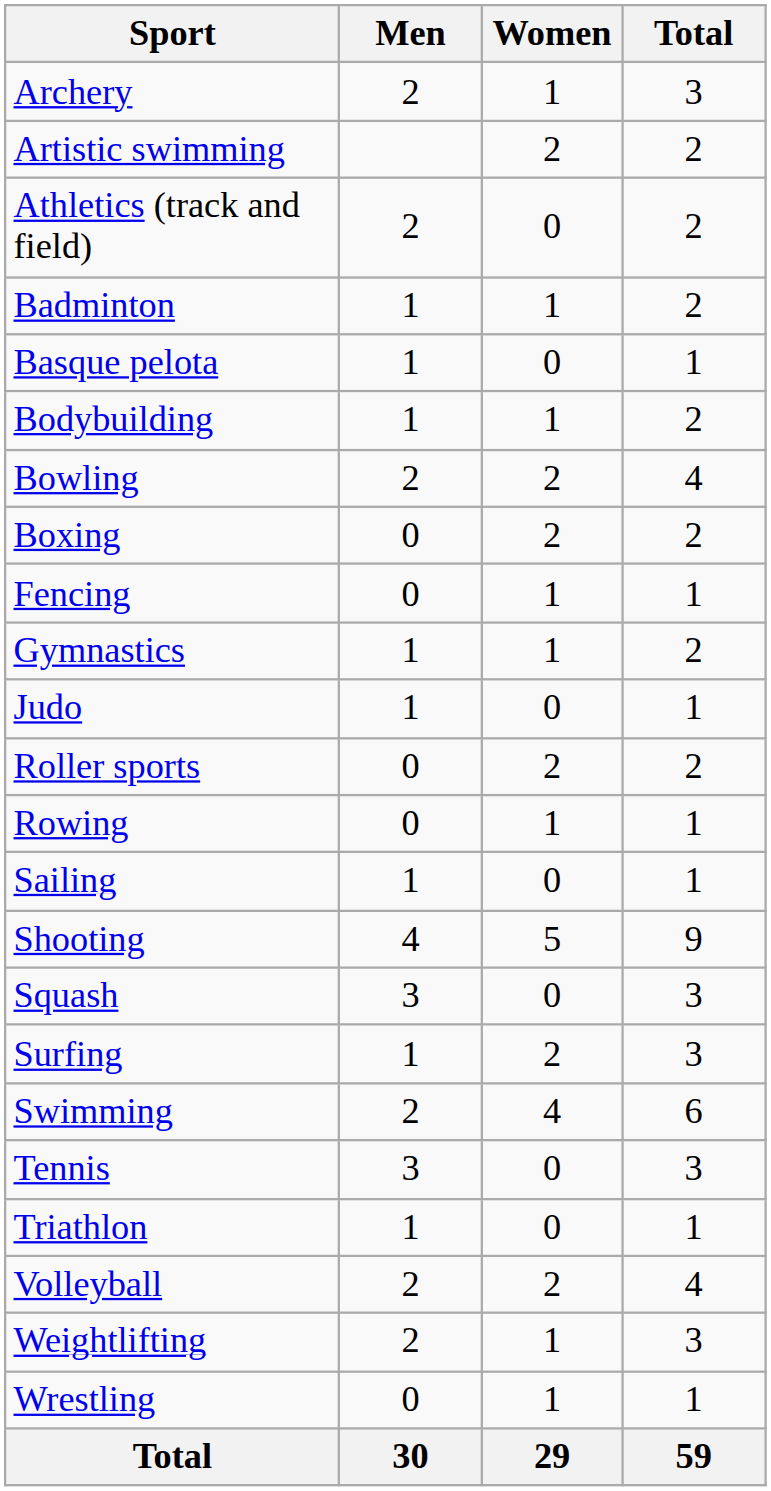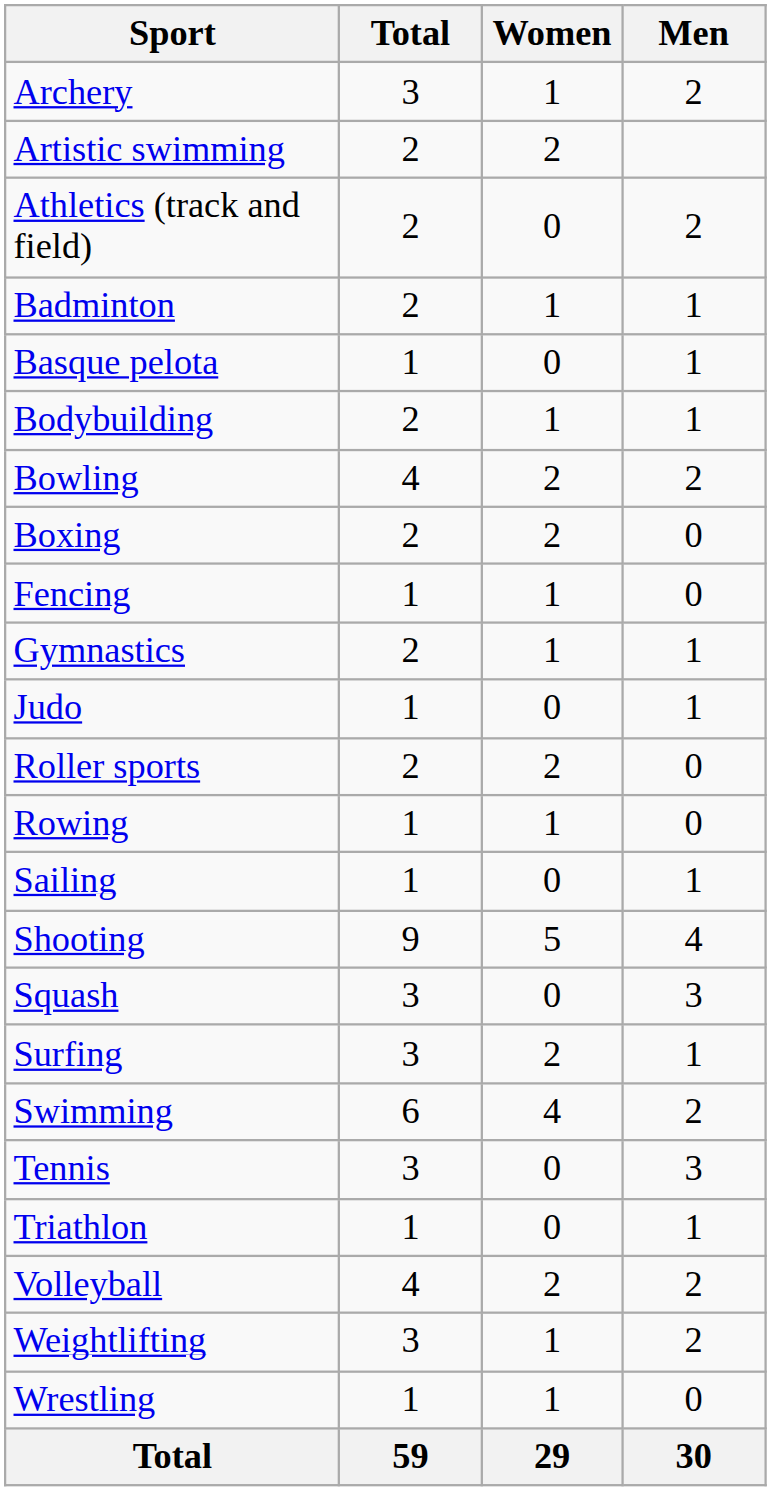columns swapped: (410, 33) <-> (694, 33)
